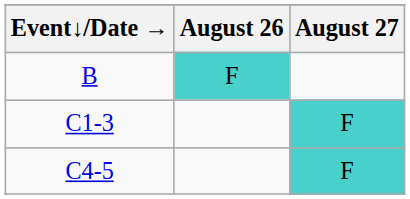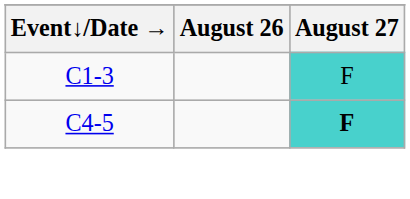- row: (90, 75)
(347, 170) normal -> (347, 122) bold
